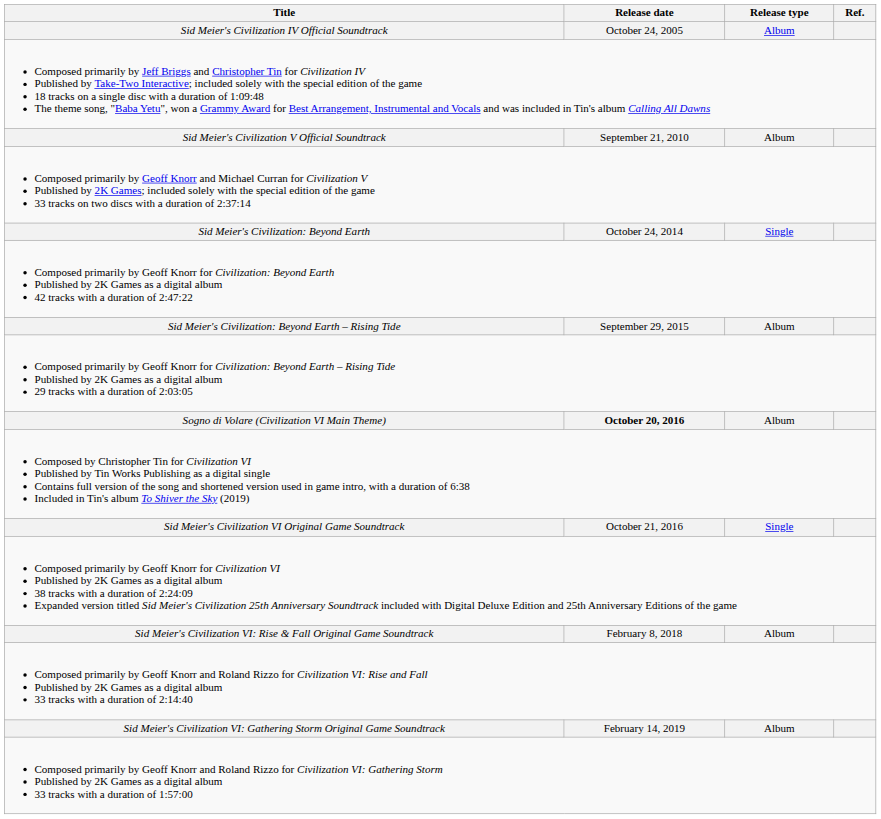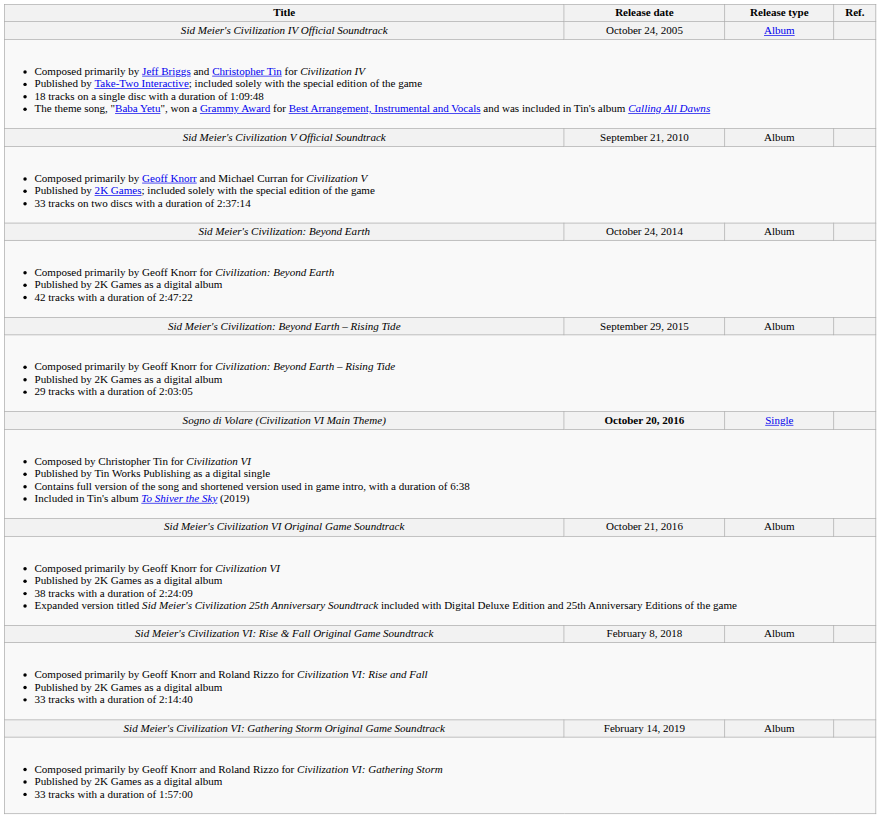(779, 231) Single -> (779, 231) Album
(779, 420) Album -> (779, 420) Single
(779, 527) Single -> (779, 527) Album
